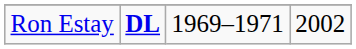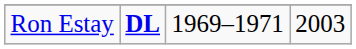(320, 24) 2002 -> (320, 24) 2003
